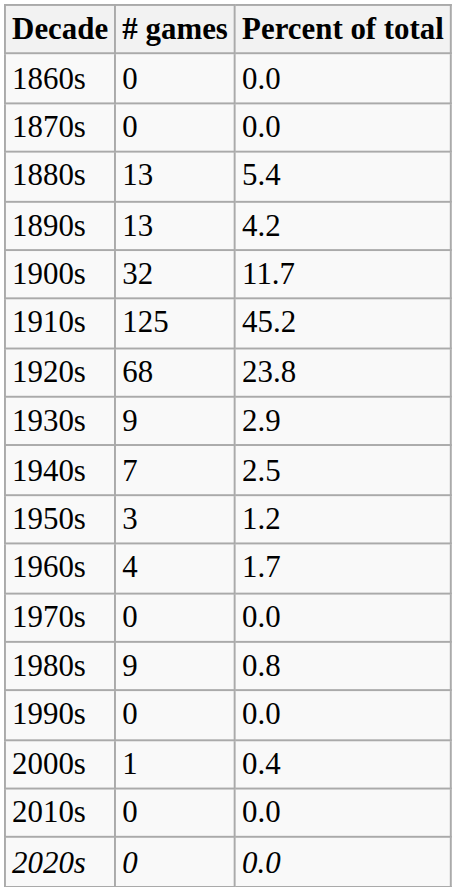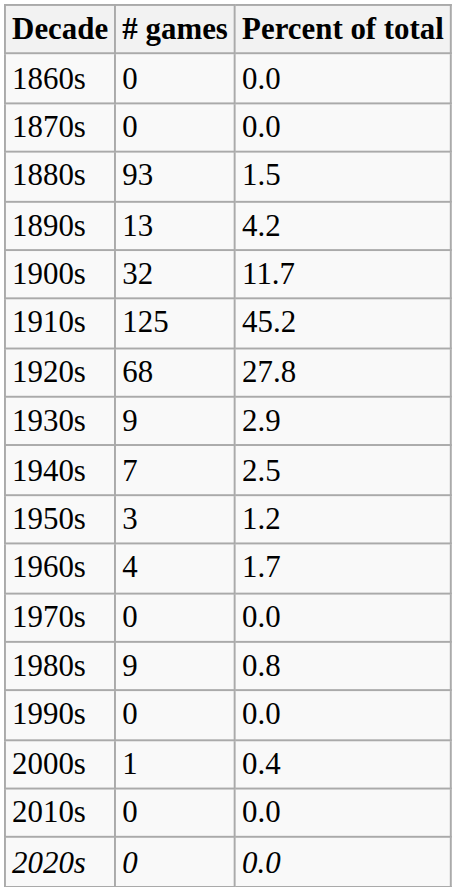(138, 175) 13 -> (138, 175) 93
(261, 175) 5.4 -> (261, 175) 1.5
(269, 371) 23.8 -> (269, 371) 27.8
